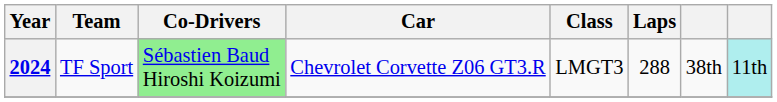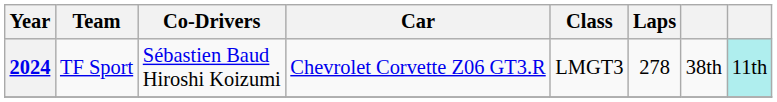(212, 67) lightgreen background -> (212, 67) no background
(655, 67) 288 -> (655, 67) 278
